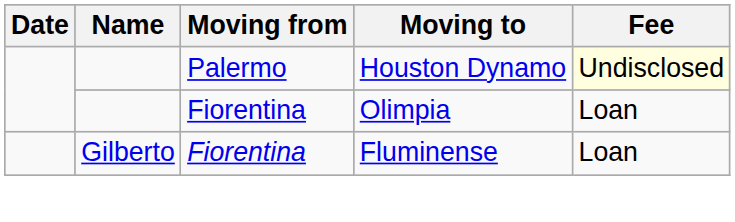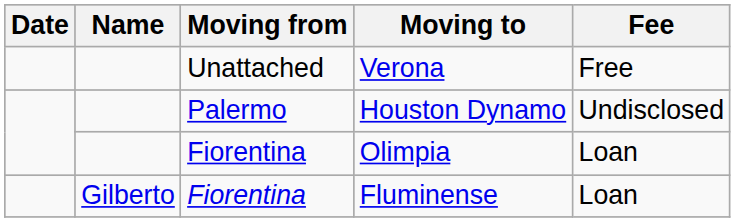+ row: (402, 68)
(651, 68) lightyellow background -> (651, 110) no background
